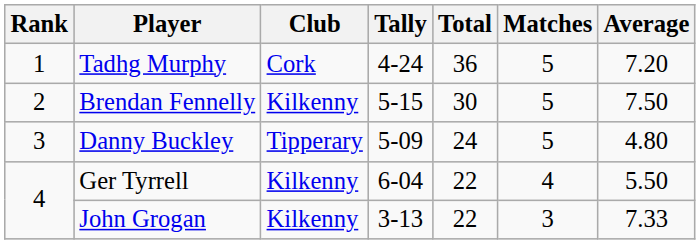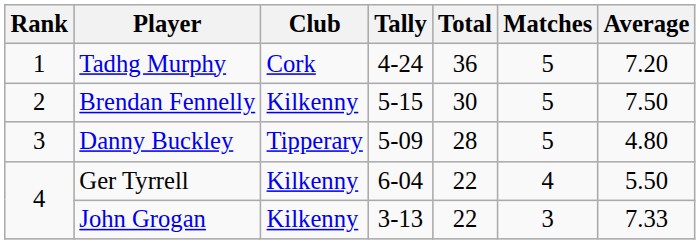(465, 141) 24 -> (465, 141) 28
